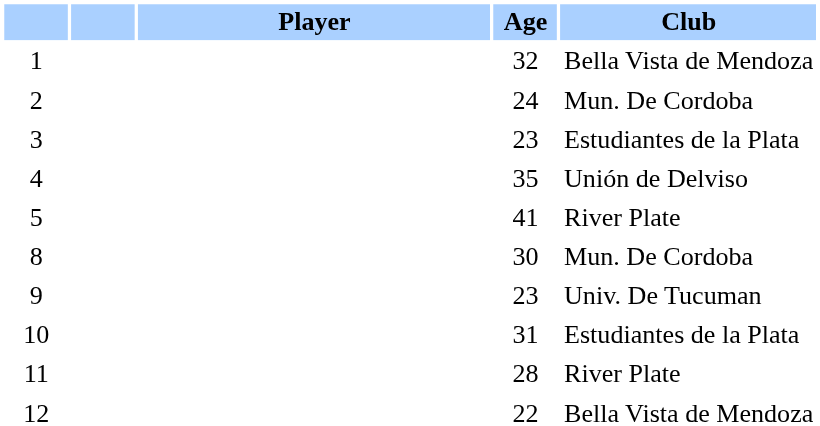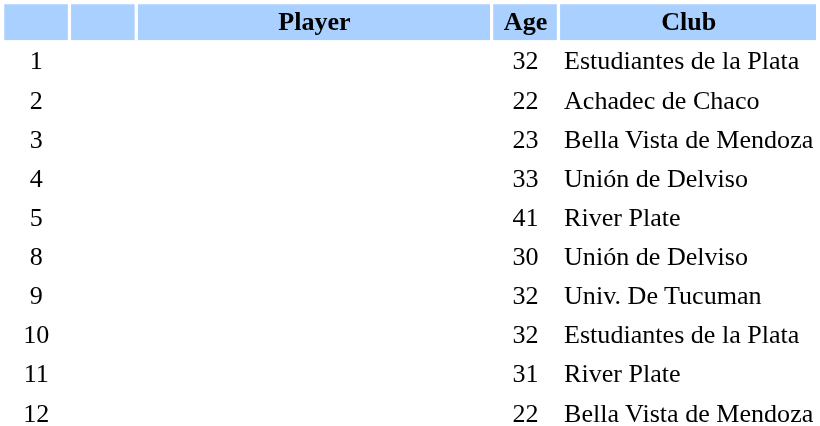(689, 60) Bella Vista de Mendoza -> (682, 60) Estudiantes de la Plata
(526, 100) 24 -> (526, 100) 22
(659, 100) Mun. De Cordoba -> (662, 100) Achadec de Chaco
(682, 139) Estudiantes de la Plata -> (689, 139) Bella Vista de Mendoza
(526, 178) 35 -> (526, 178) 33
(659, 256) Mun. De Cordoba -> (656, 256) Unión de Delviso
(526, 295) 23 -> (526, 295) 32
(526, 334) 31 -> (526, 334) 32
(526, 373) 28 -> (526, 373) 31
